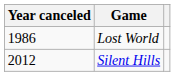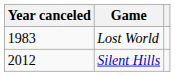(22, 37) 1986 -> (22, 37) 1983
